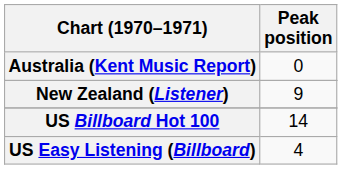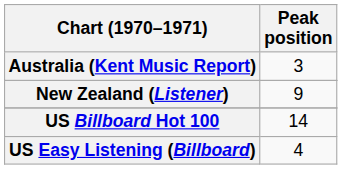(298, 66) 0 -> (298, 66) 3
